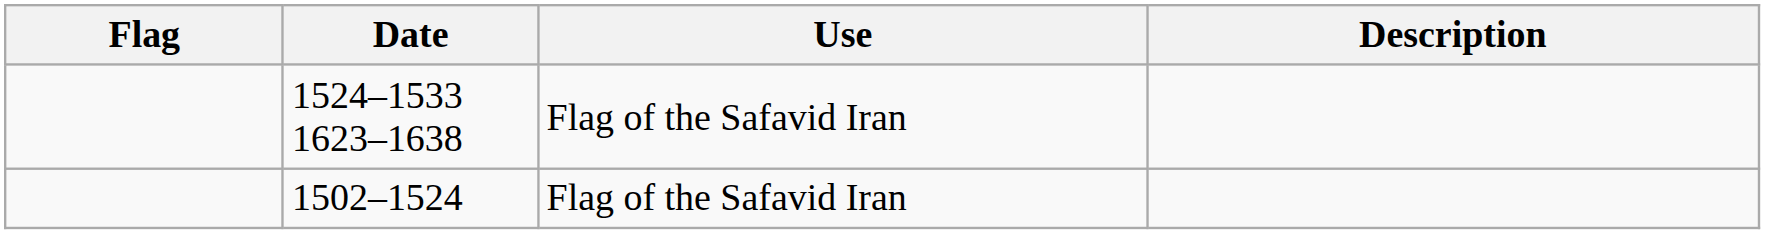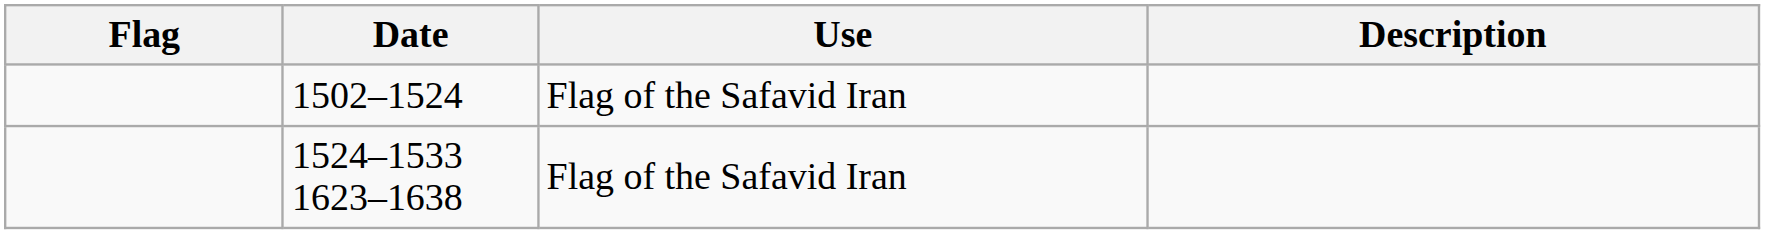rows swapped: (377, 197) <-> (377, 116)
